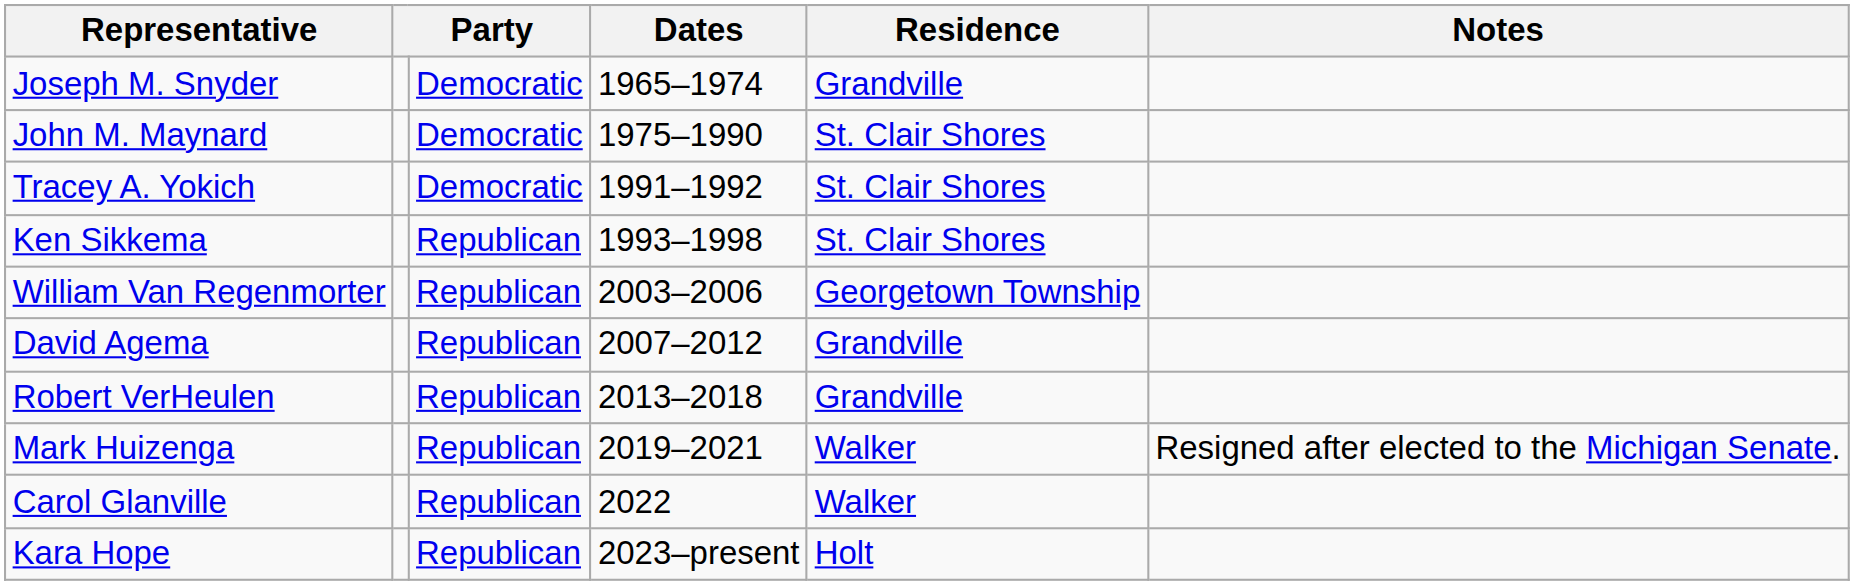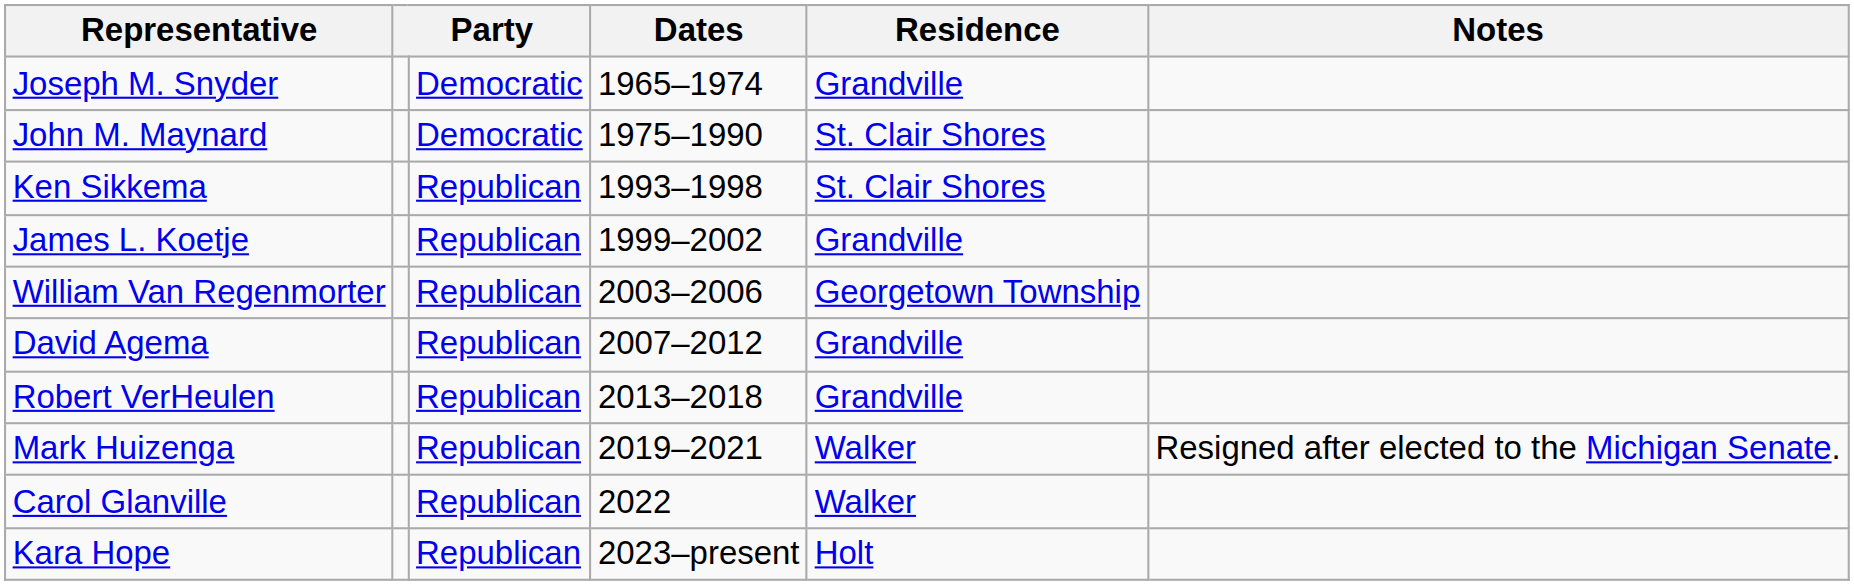- row: (134, 187)
+ row: (131, 239)
